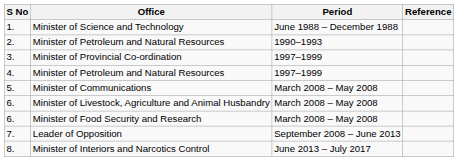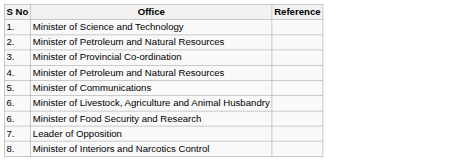- column: (337, 12)
